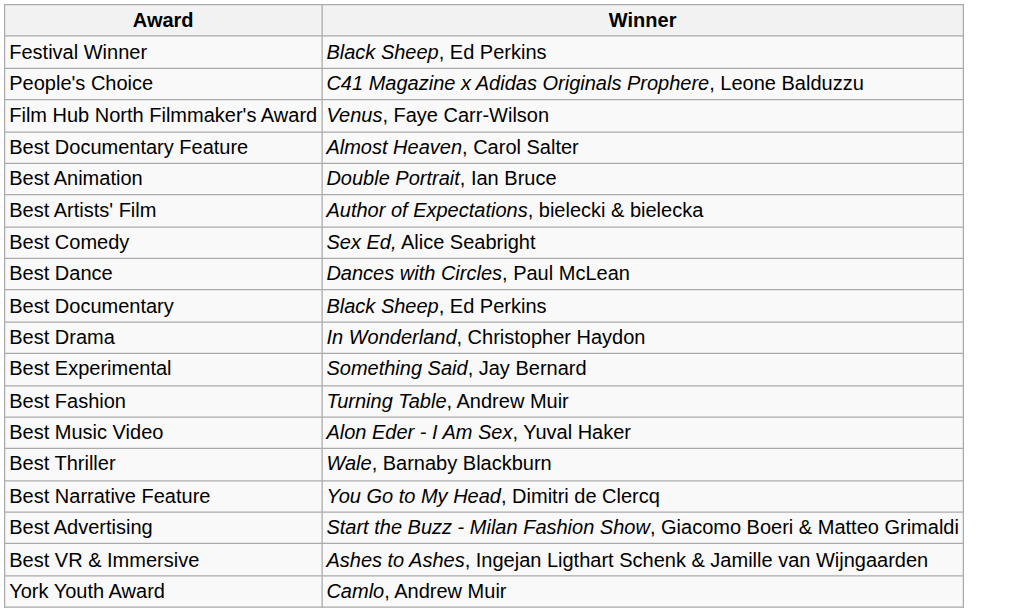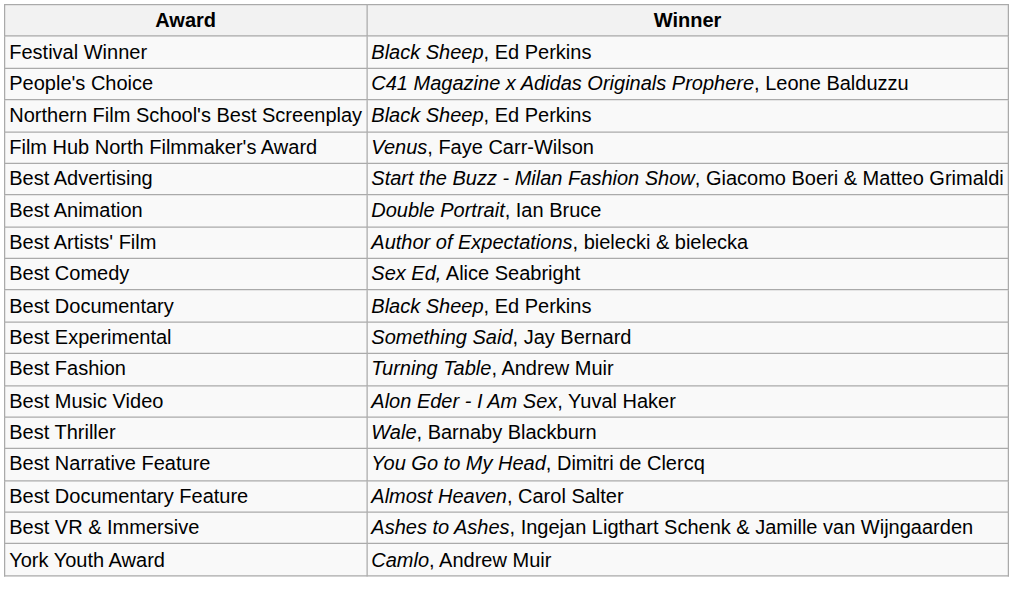+ row: (186, 115)
rows swapped: (81, 527) <-> (129, 147)
- row: (61, 274)
- row: (62, 337)
